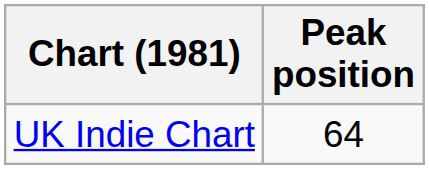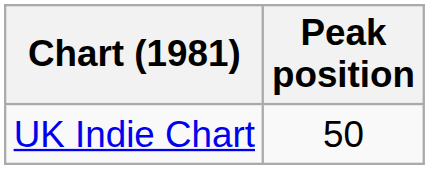(343, 133) 64 -> (343, 133) 50
